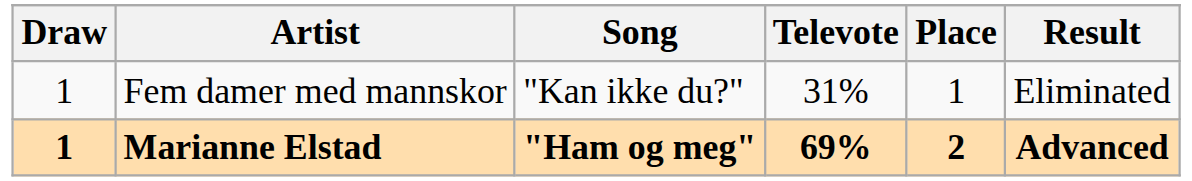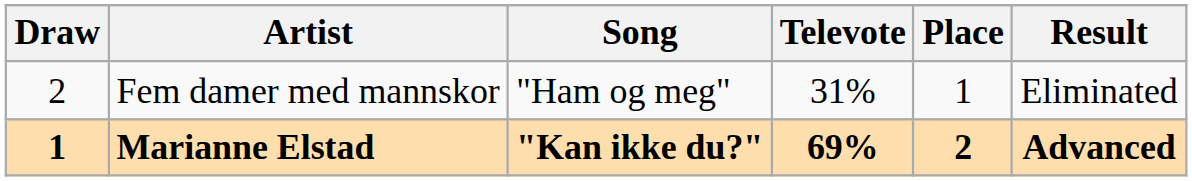(64, 89) 1 -> (57, 89) 2
(633, 89) "Kan ikke du?" -> (623, 89) "Ham og meg"
(640, 146) "Ham og meg" -> (640, 146) "Kan ikke du?"
